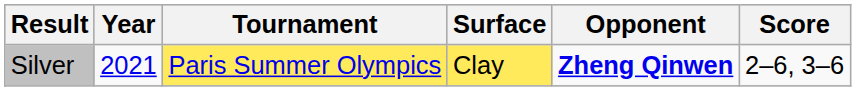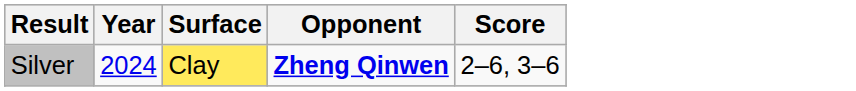- column: (305, 24)
(128, 65) 2021 -> (128, 65) 2024
